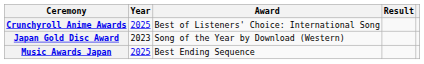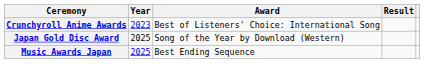(140, 25) 2025 -> (140, 25) 2023
(140, 38) 2023 -> (140, 38) 2025
